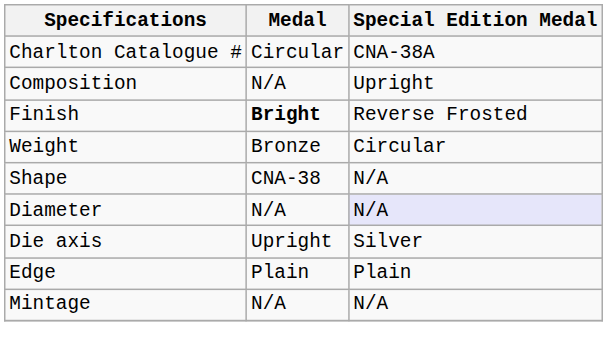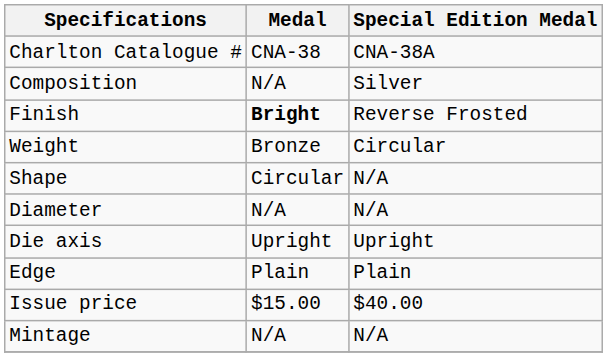(298, 52) Circular -> (286, 52) CNA-38
(394, 84) Upright -> (388, 84) Silver
(286, 178) CNA-38 -> (298, 178) Circular
(371, 210) lavender background -> (371, 210) no background
(388, 242) Silver -> (394, 242) Upright
+ row: (73, 305)
